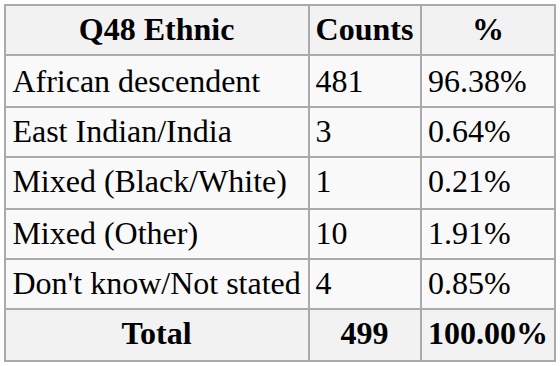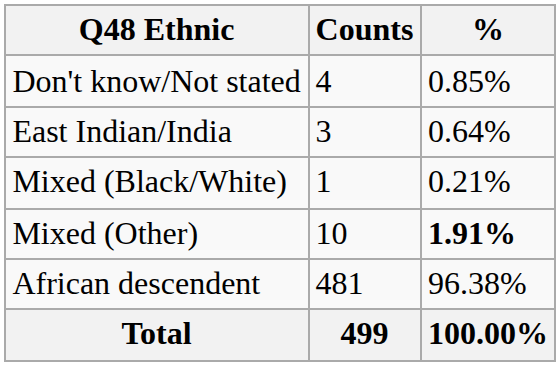rows swapped: (136, 80) <-> (157, 283)
(469, 232) normal -> (472, 232) bold
